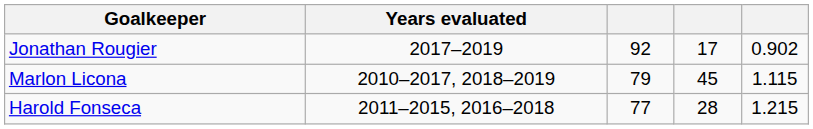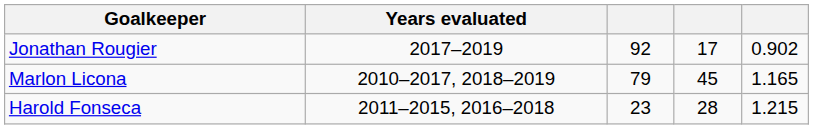(775, 78) 1.115 -> (775, 78) 1.165
(640, 108) 77 -> (640, 108) 23
